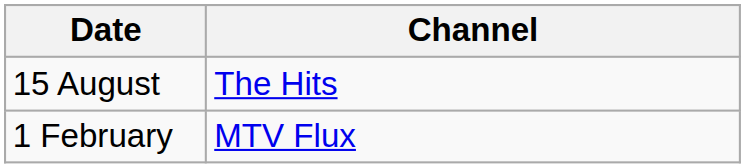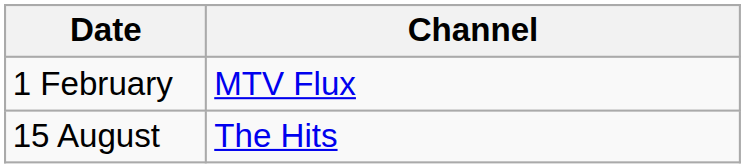rows swapped: (93, 135) <-> (86, 83)
